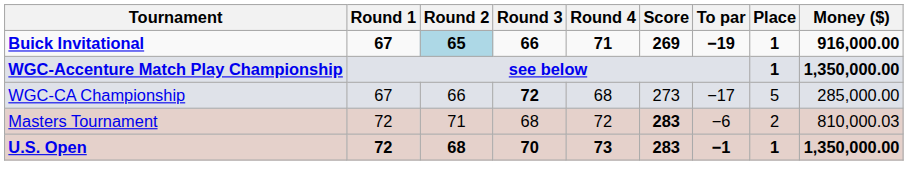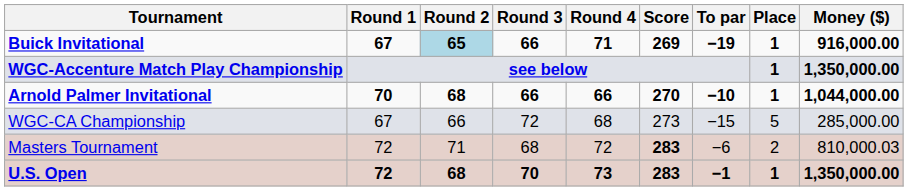+ row: (110, 96)
(530, 96) bold -> (530, 122) normal
(721, 96) −17 -> (721, 122) −15
